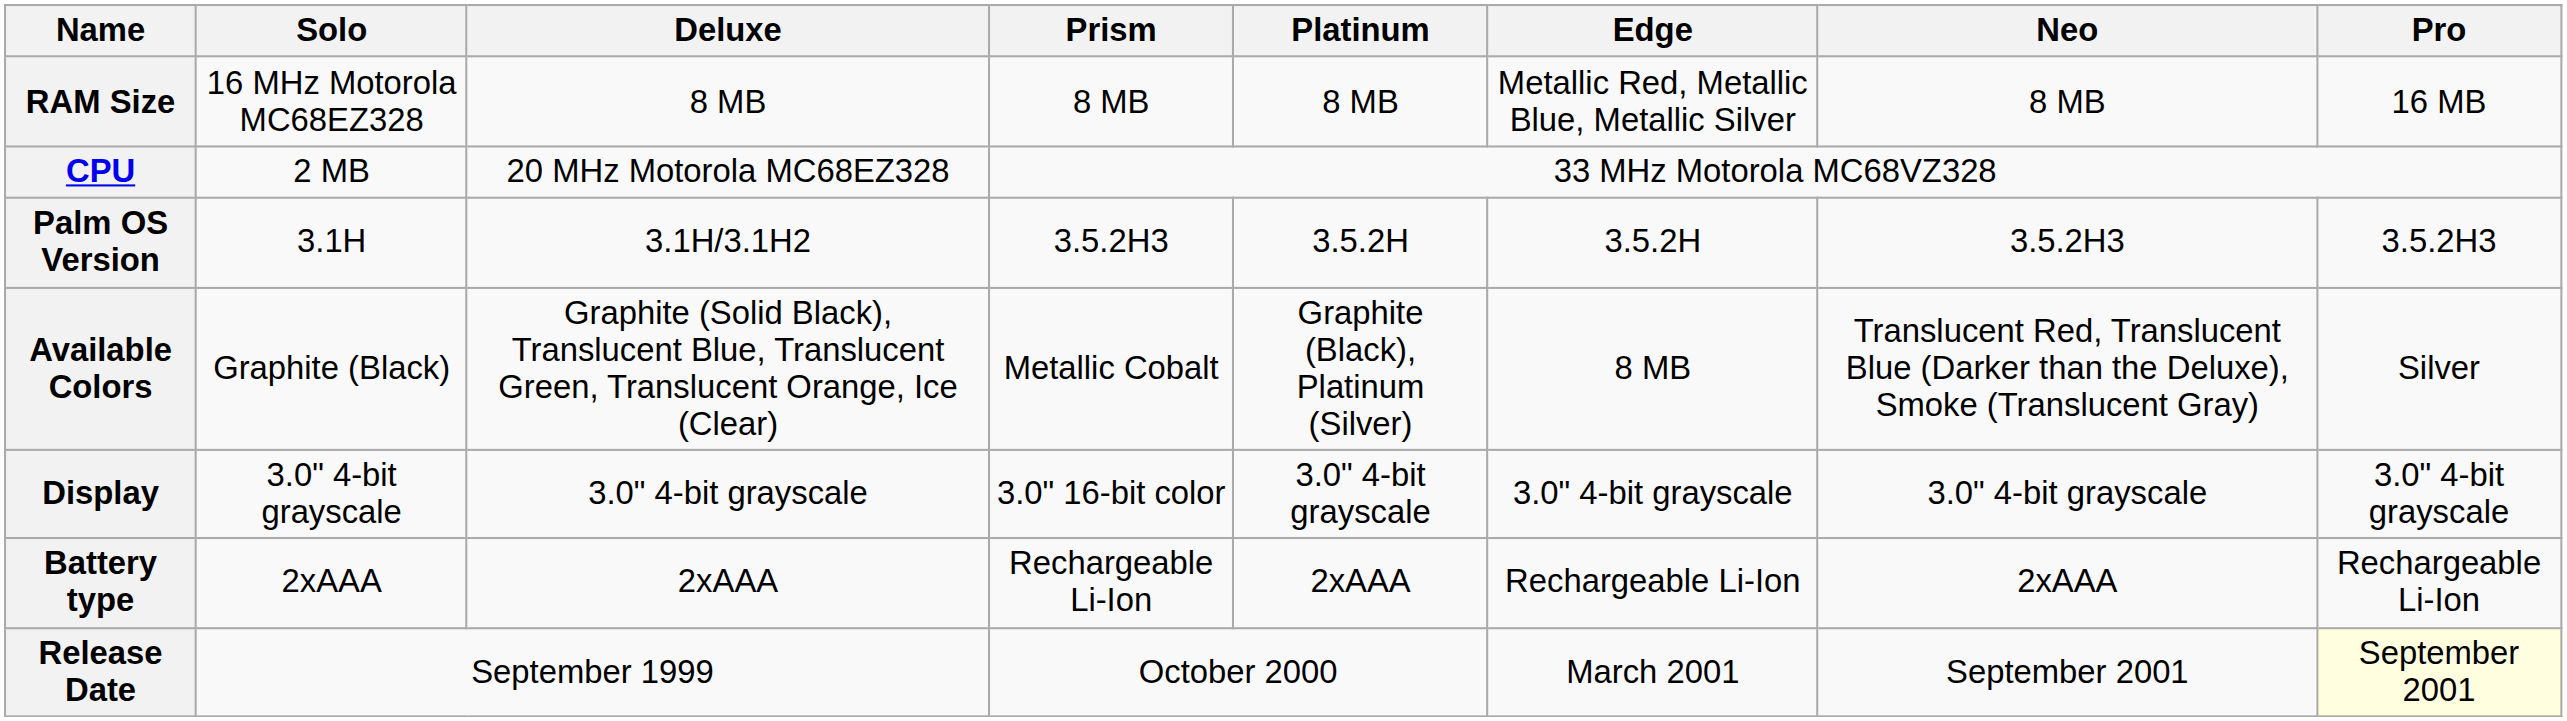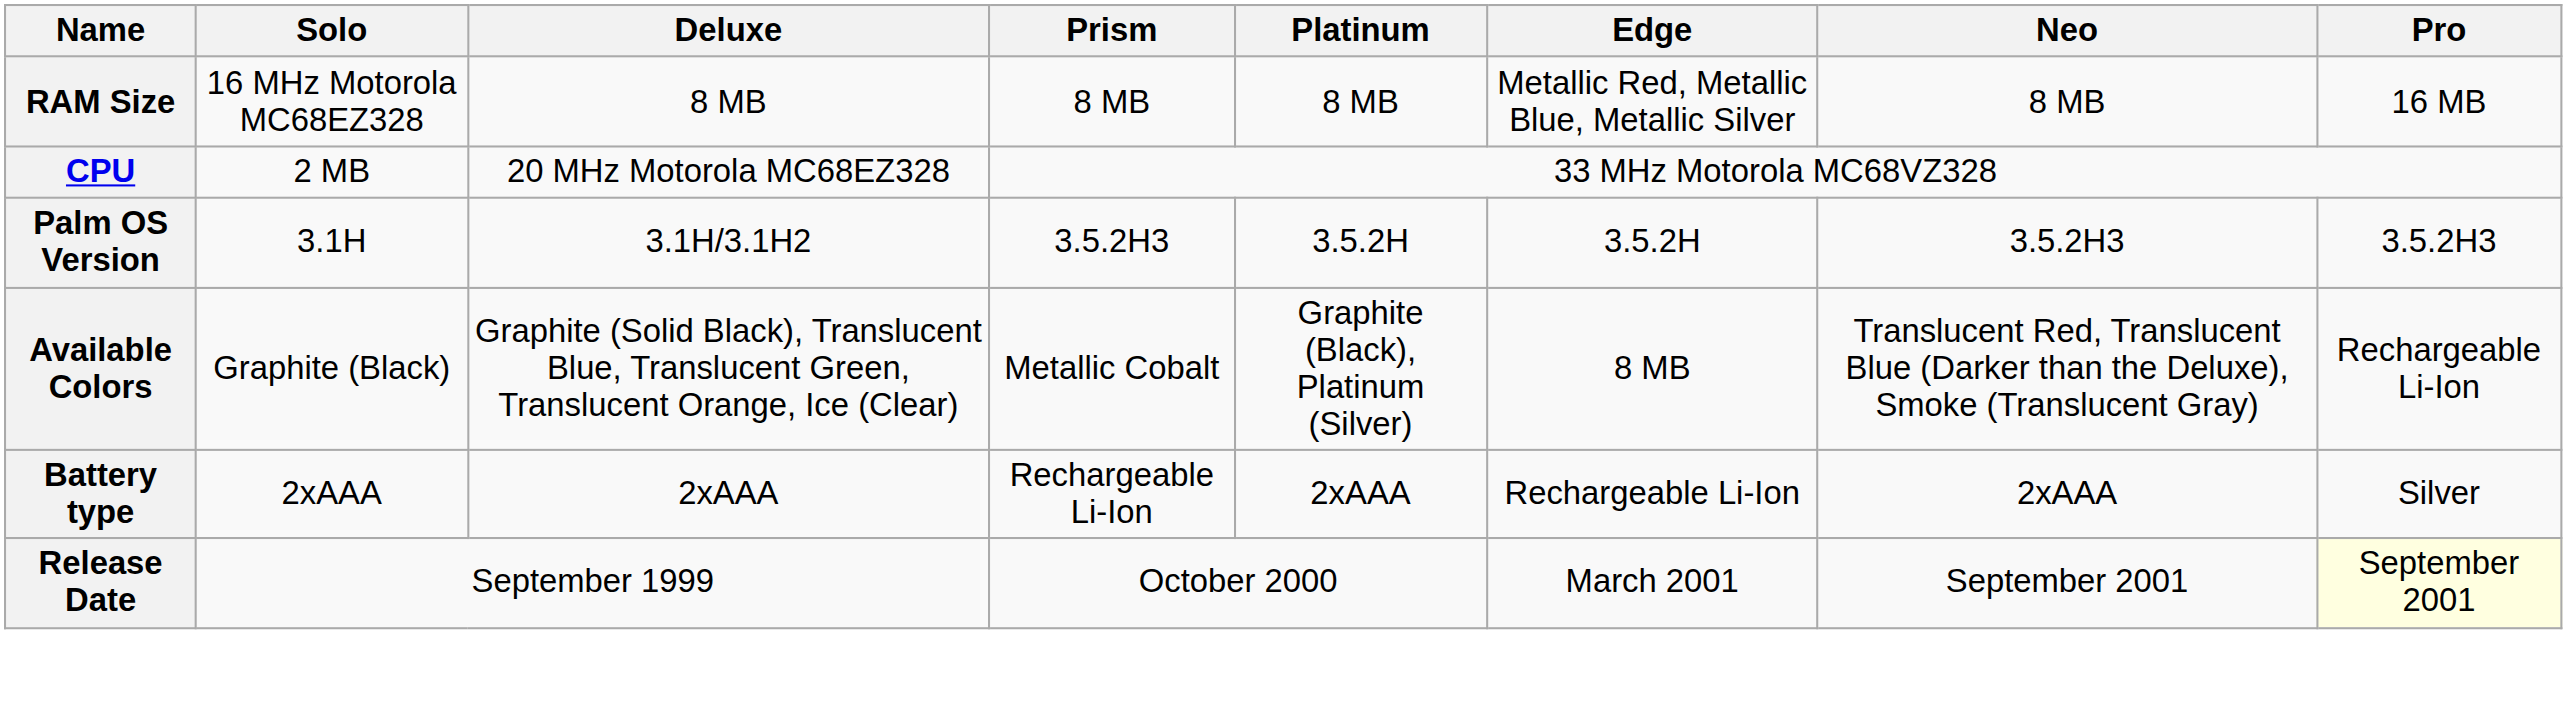(2439, 367) Silver -> (2439, 367) Rechargeable Li-Ion
- row: (101, 493)
(2439, 582) Rechargeable Li-Ion -> (2439, 493) Silver
